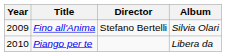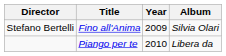columns swapped: (18, 12) <-> (133, 12)
